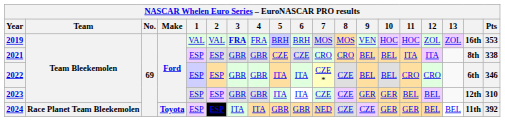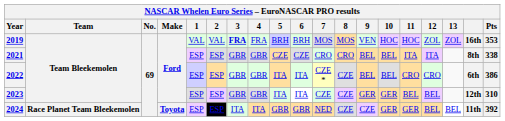(491, 75) 346 -> (491, 75) 386
